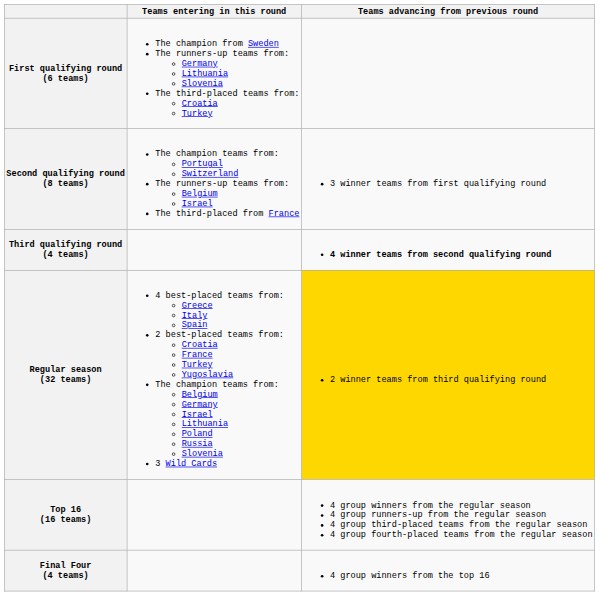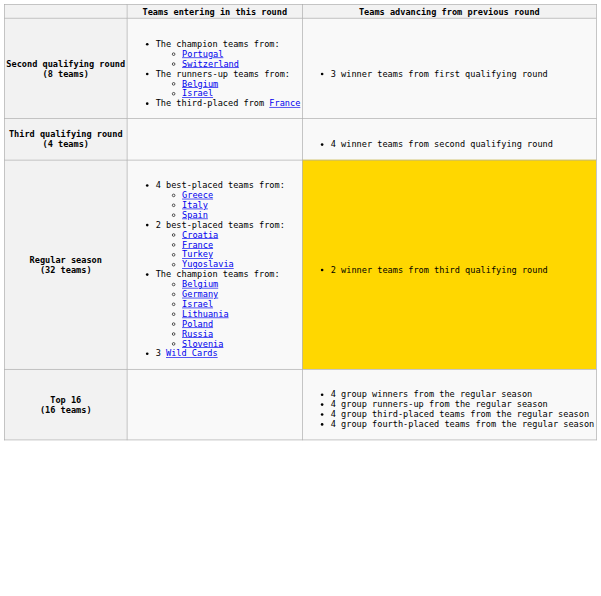- row: (66, 73)
(448, 255) bold -> (449, 144) normal
- row: (66, 571)
